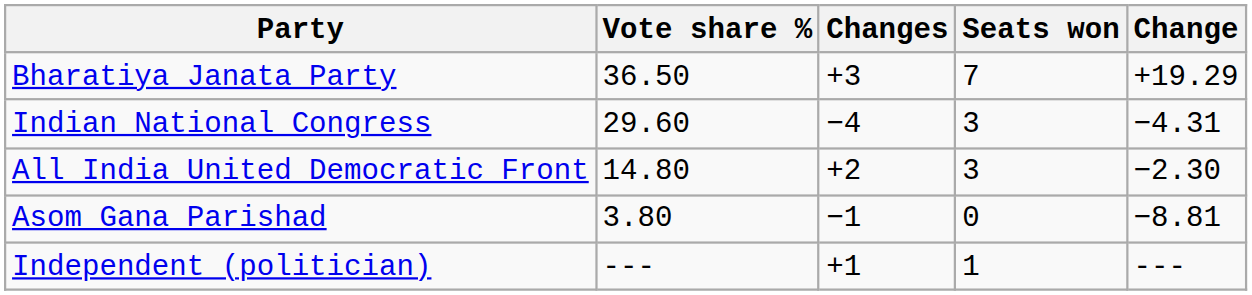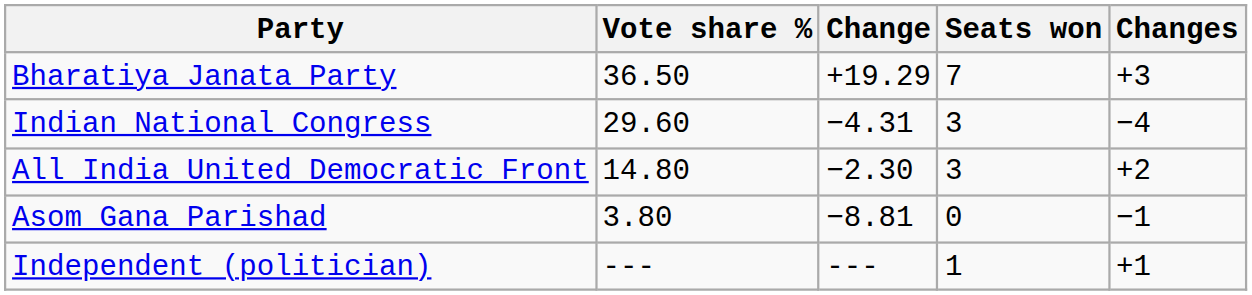columns swapped: (1186, 29) <-> (887, 29)
